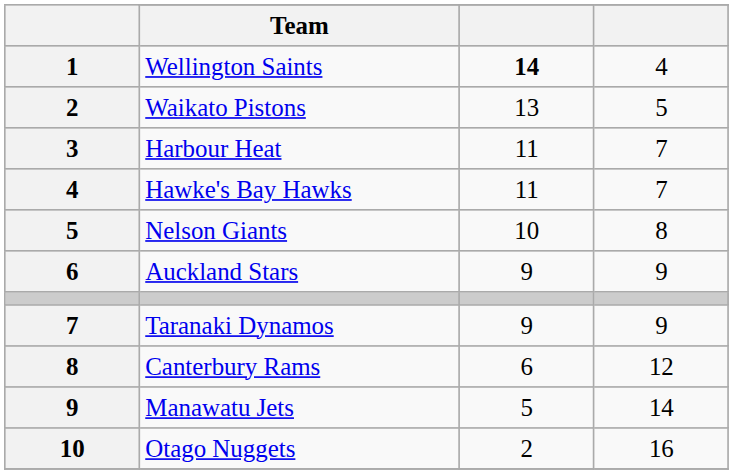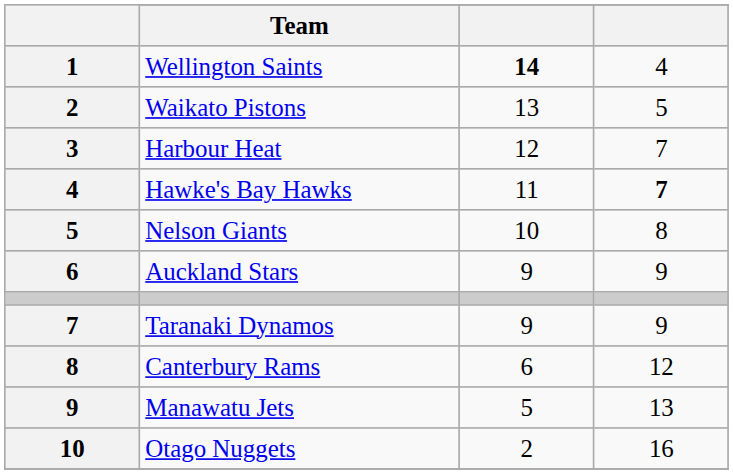(527, 148) 11 -> (527, 148) 12
(661, 189) normal -> (661, 189) bold
(661, 406) 14 -> (661, 406) 13
